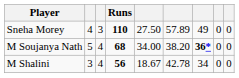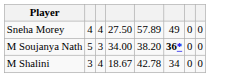- column: (120, 13)
(100, 30) 3 -> (100, 30) 4
(100, 47) 4 -> (100, 47) 3
